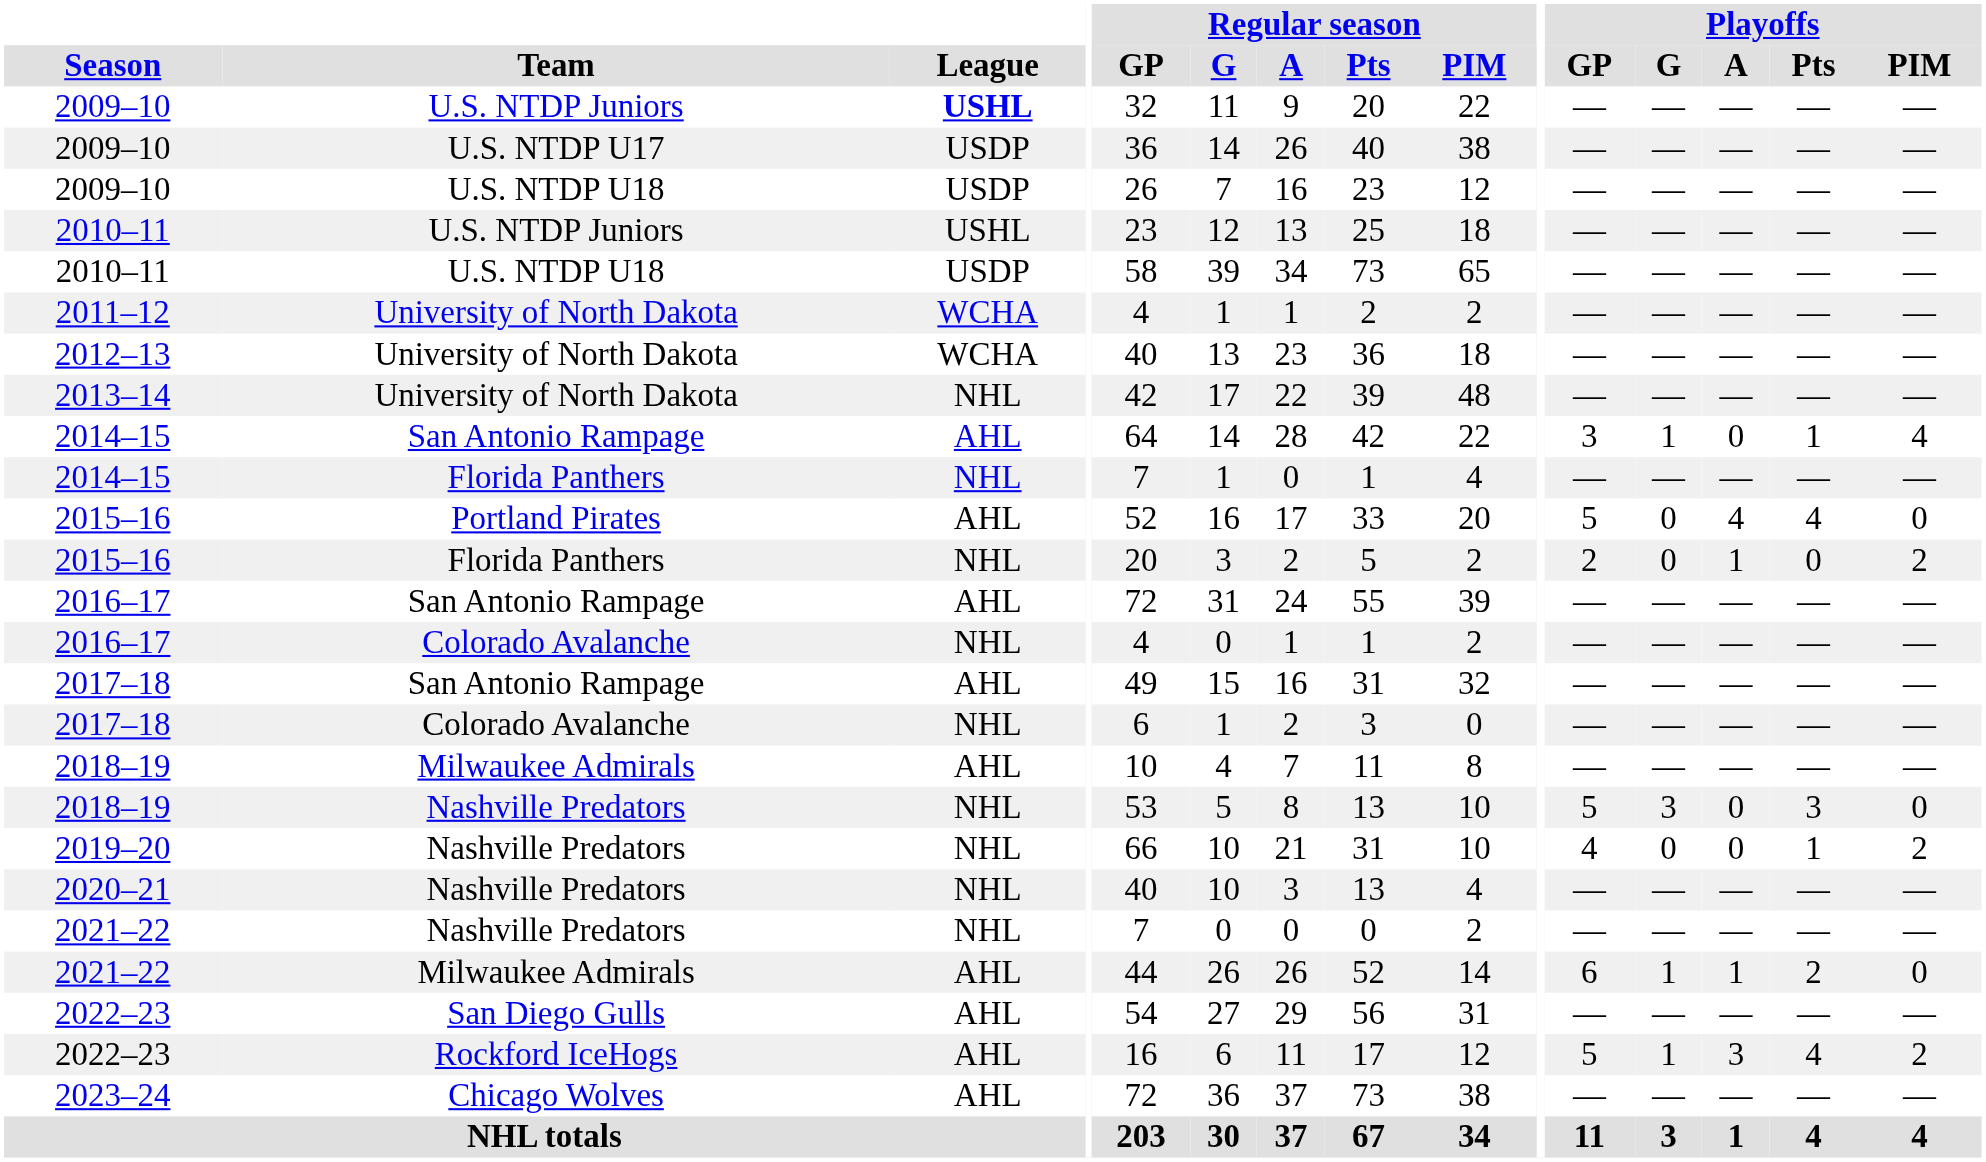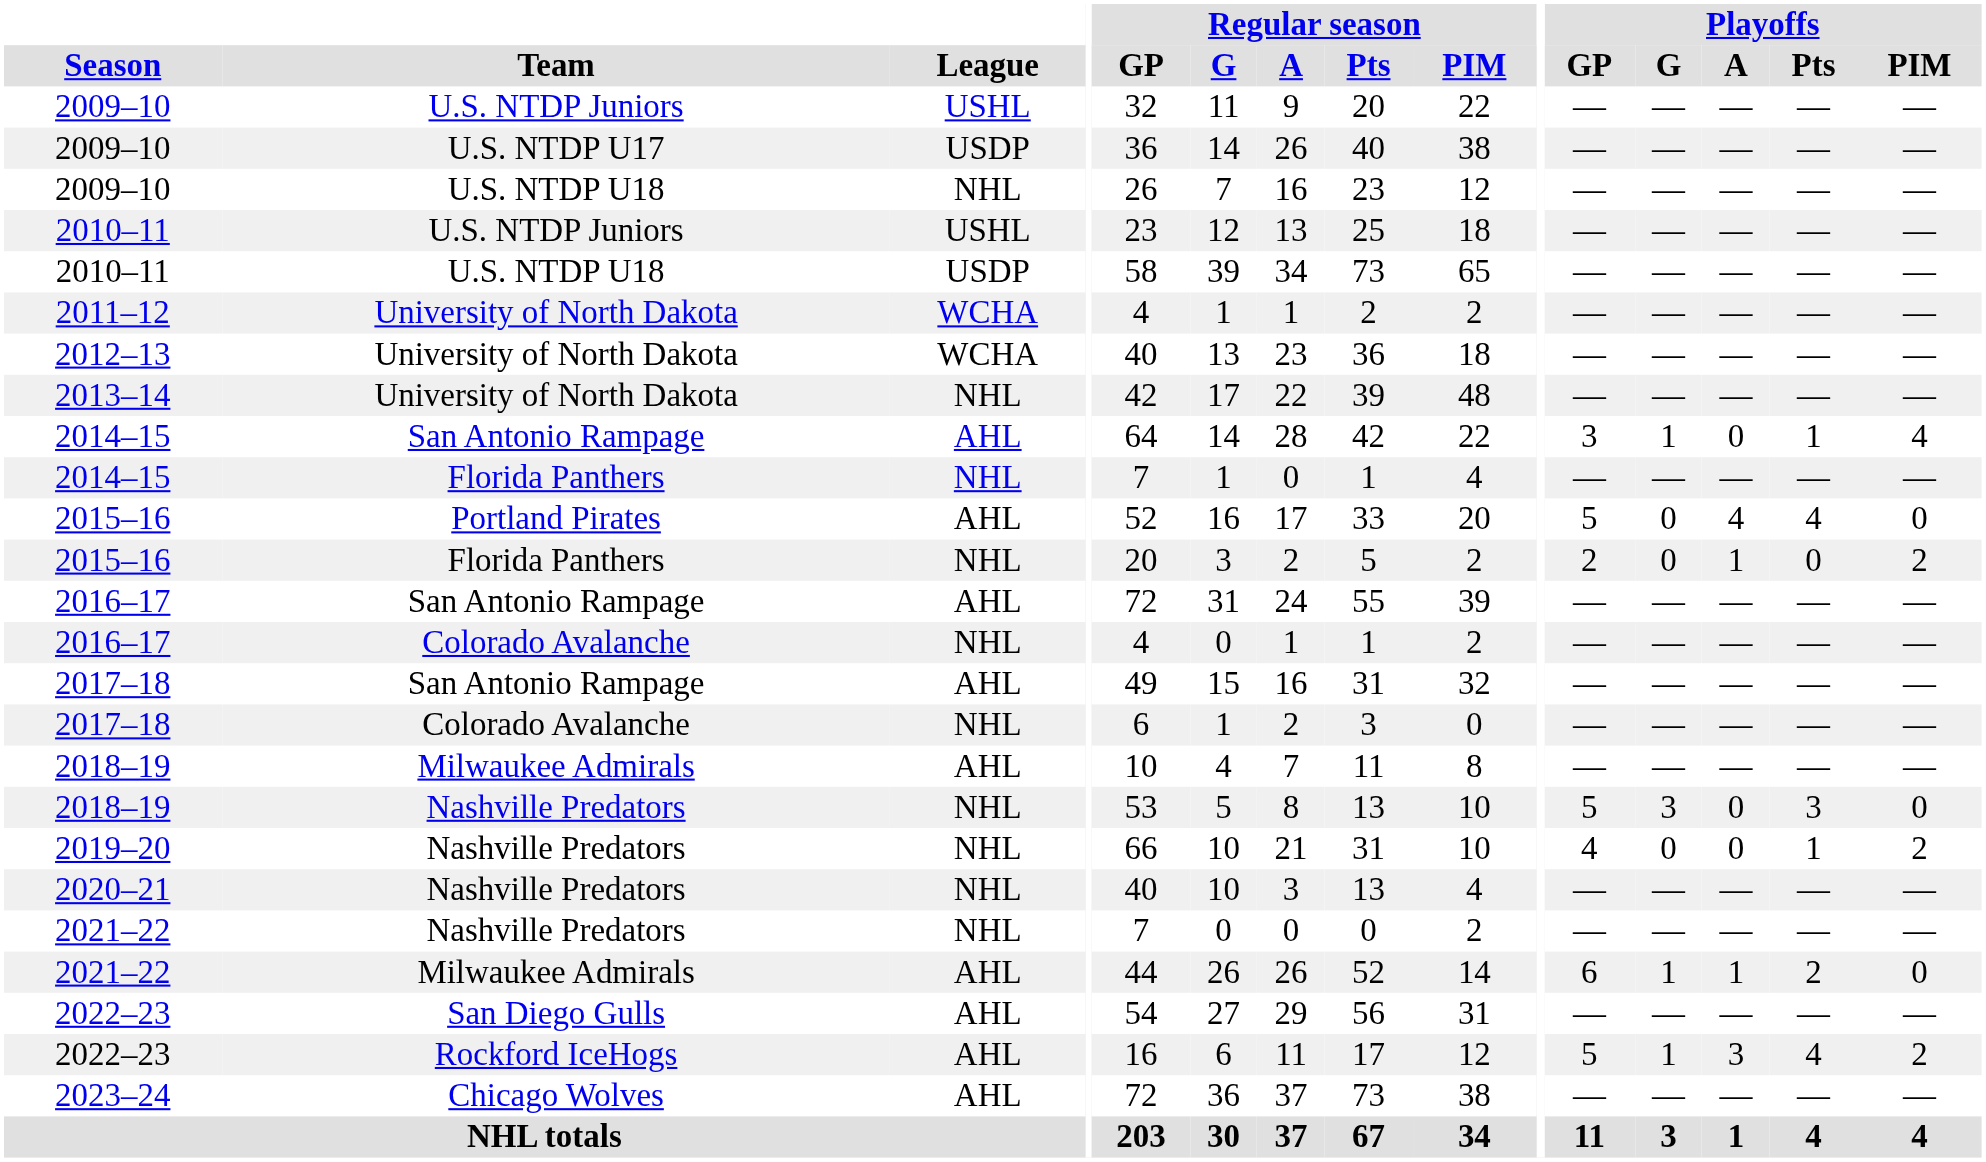(988, 106) bold -> (988, 106) normal
(988, 188) USDP -> (988, 188) NHL
